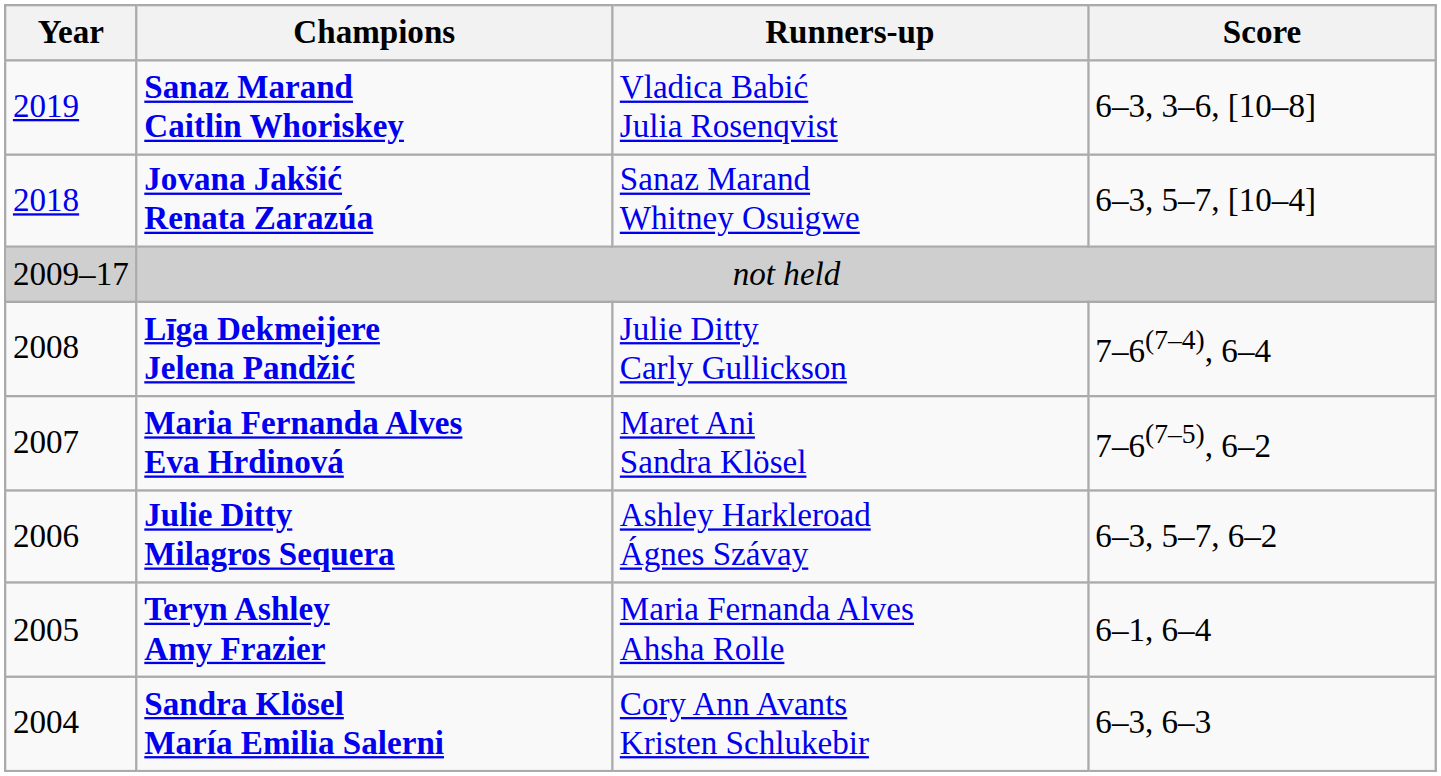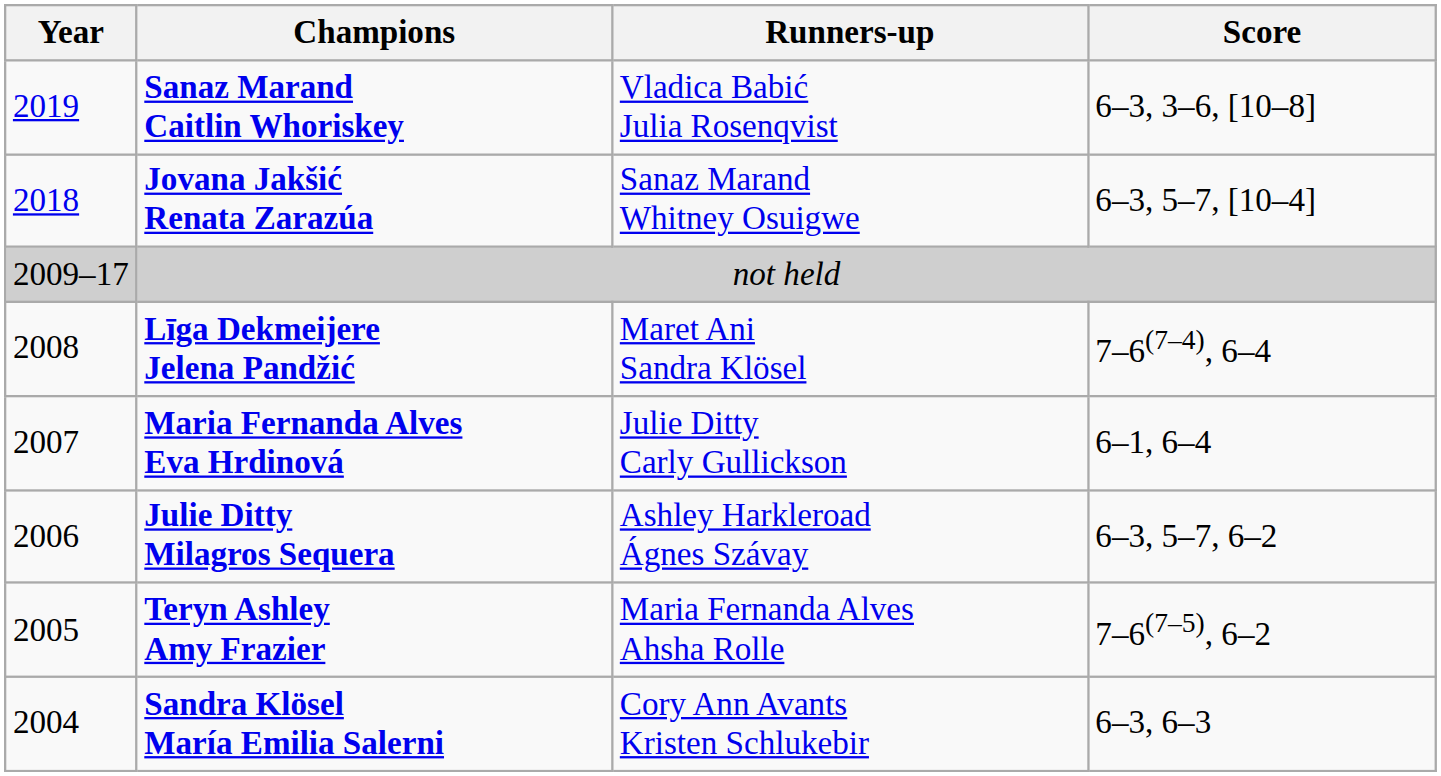(733, 348) Julie Ditty Carly Gullickson -> (713, 348) Maret Ani Sandra Klösel
(713, 442) Maret Ani Sandra Klösel -> (733, 442) Julie Ditty Carly Gullickson
(1183, 442) 7–6(7–5), 6–2 -> (1153, 442) 6–1, 6–4
(1153, 629) 6–1, 6–4 -> (1183, 629) 7–6(7–5), 6–2
